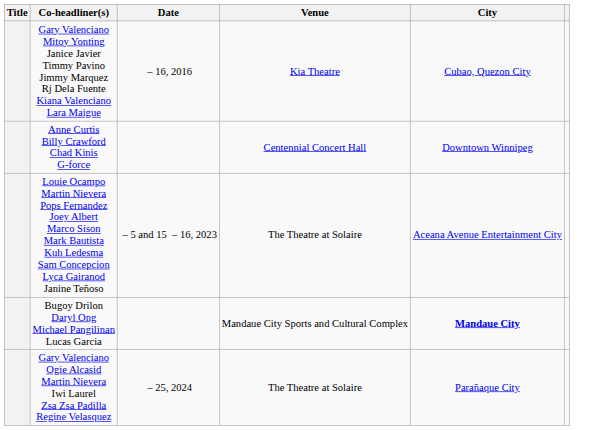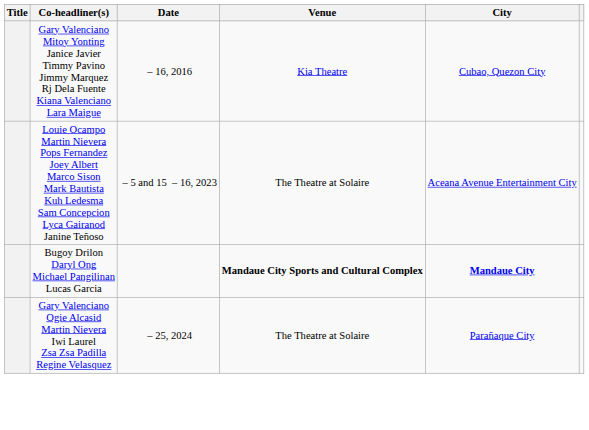- row: (74, 147)
(315, 323) normal -> (322, 271) bold
